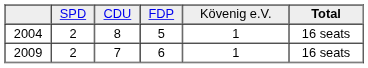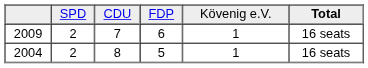rows swapped: (28, 52) <-> (28, 33)
